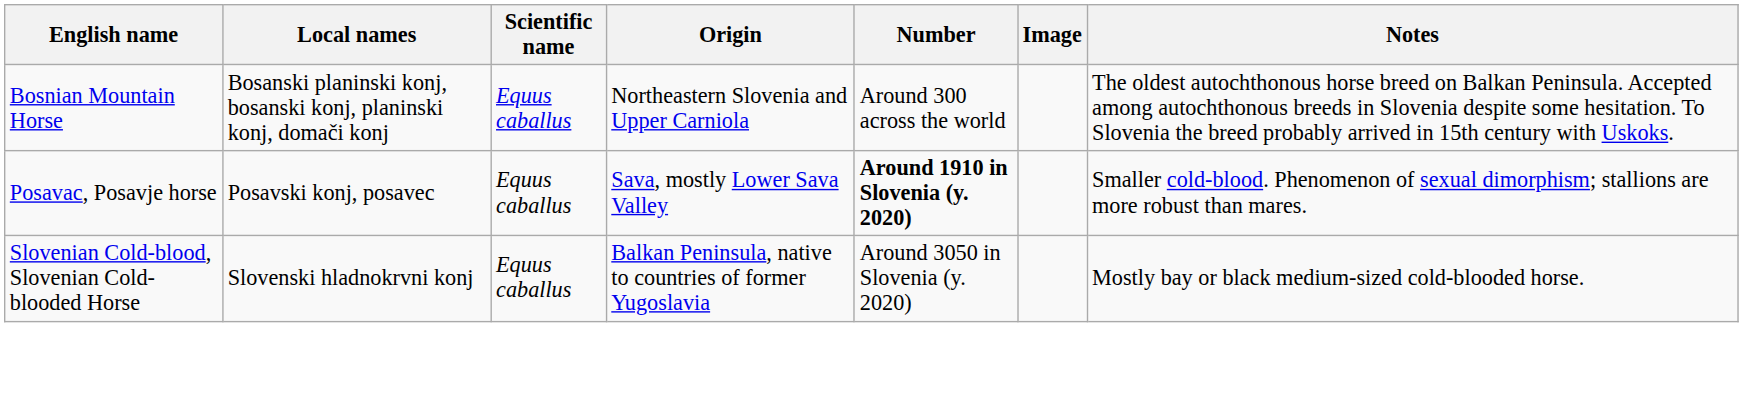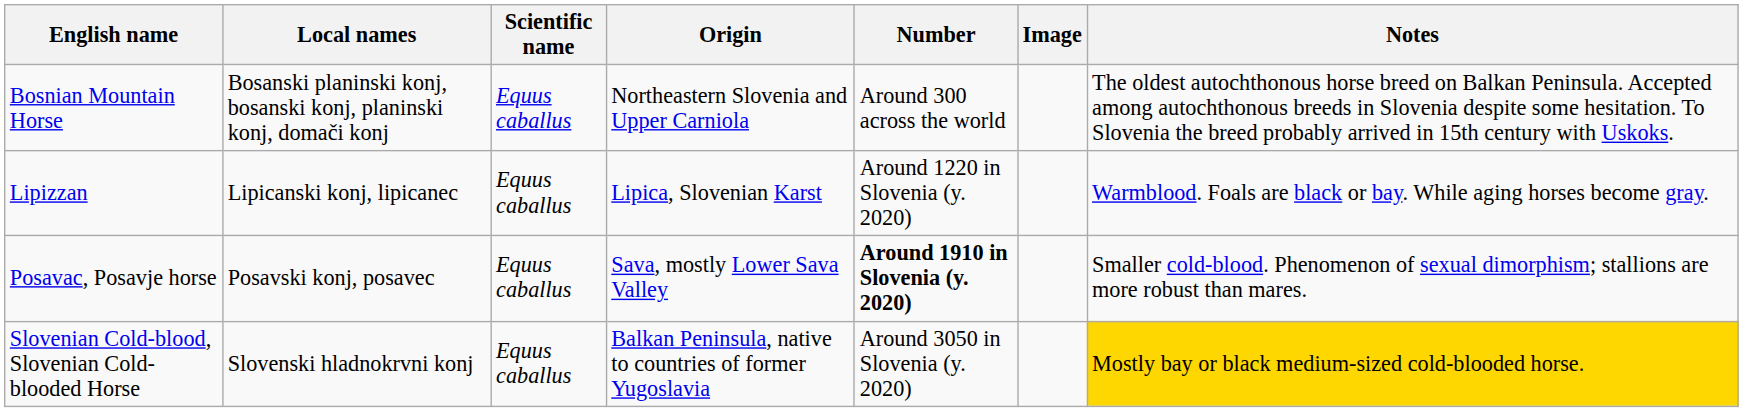+ row: (49, 192)
(1338, 278) no background -> (1338, 363) gold background
